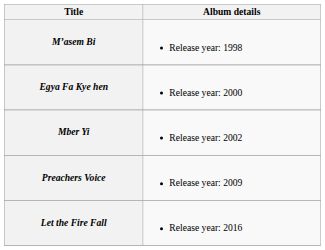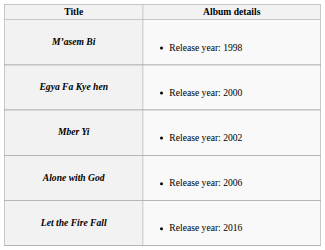+ row: (74, 178)
- row: (74, 178)
